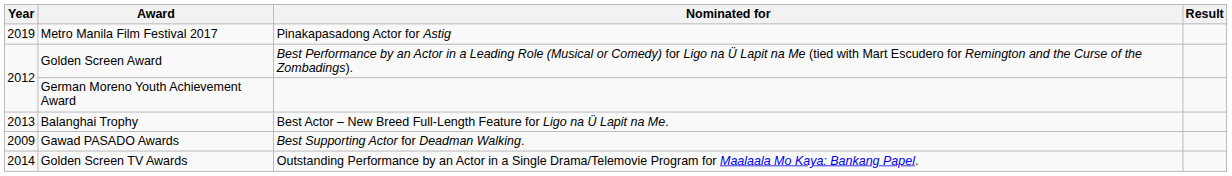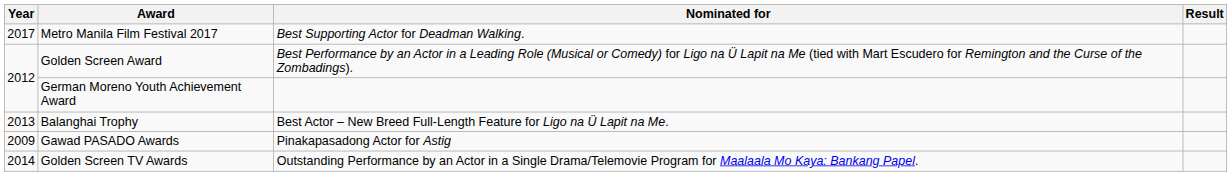(21, 34) 2019 -> (21, 34) 2017
(364, 34) Pinakapasadong Actor for Astig -> (401, 34) Best Supporting Actor for Deadman Walking.
(401, 141) Best Supporting Actor for Deadman Walking. -> (364, 141) Pinakapasadong Actor for Astig
